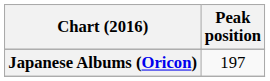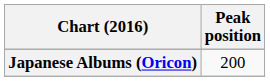(233, 62) 197 -> (233, 62) 200
